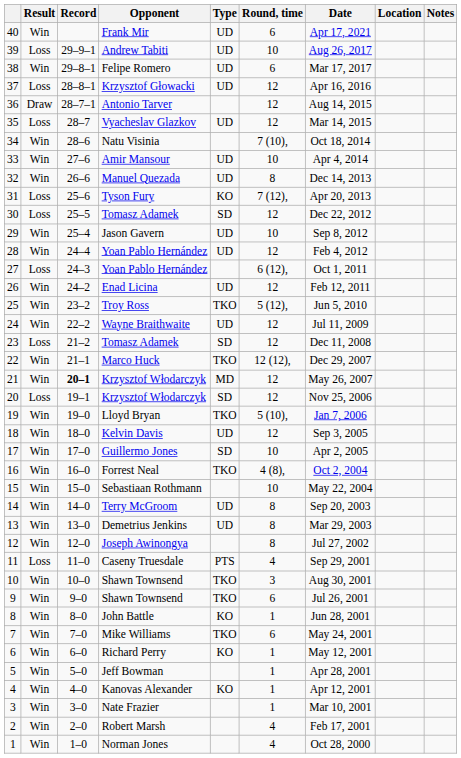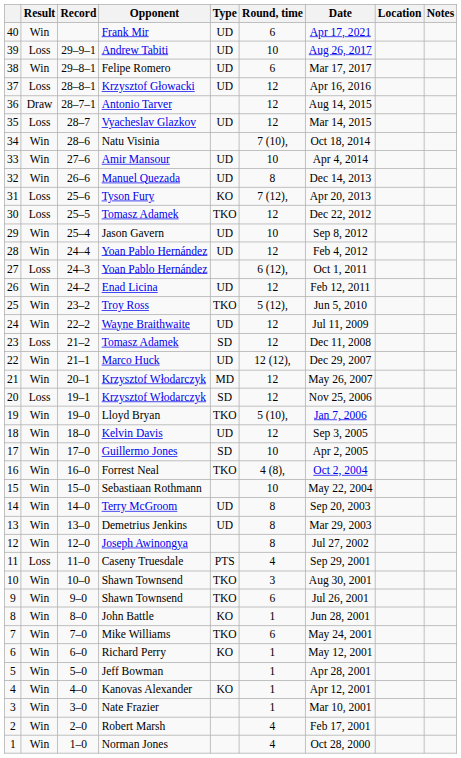(225, 214) SD -> (225, 214) TKO
(225, 360) TKO -> (225, 360) UD
(78, 379) bold -> (78, 379) normal
